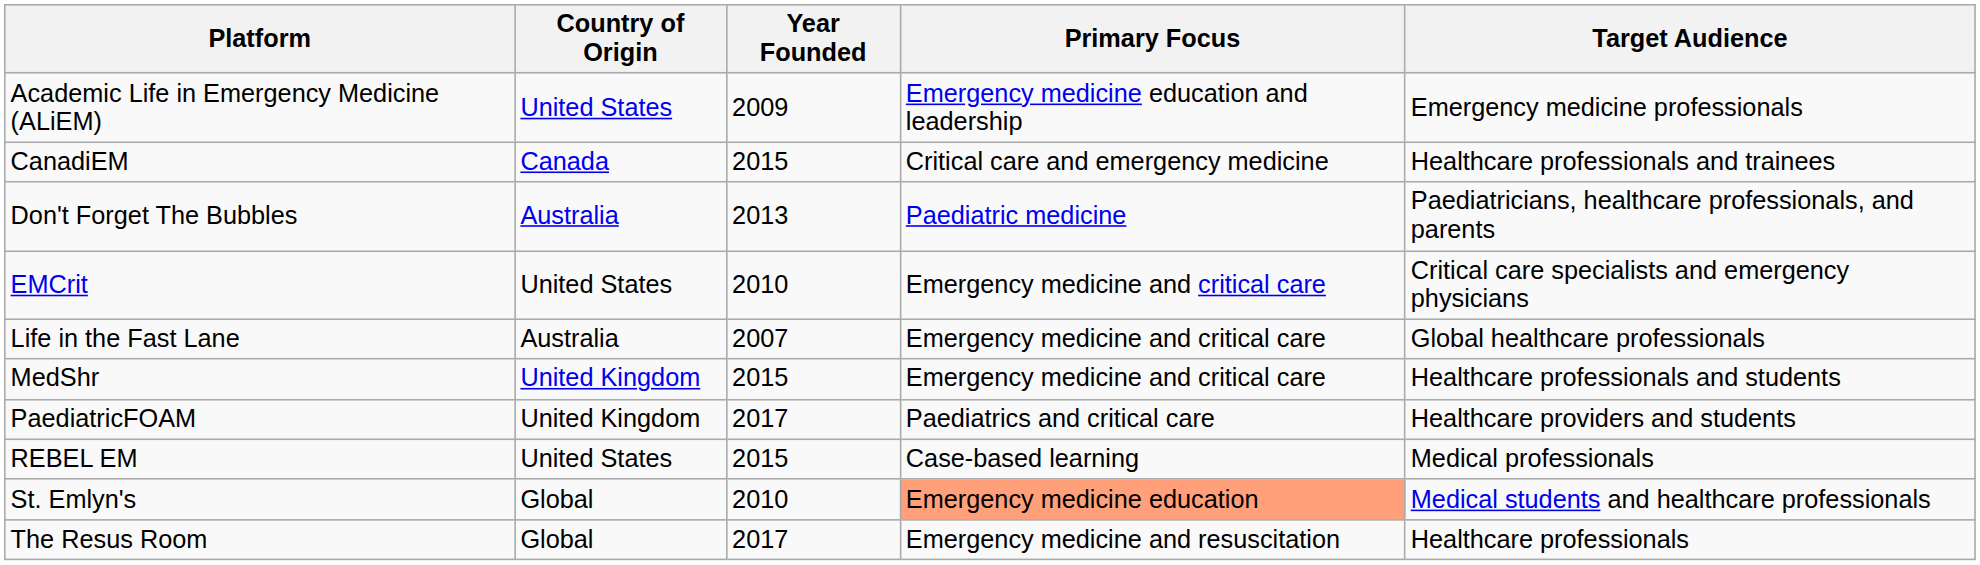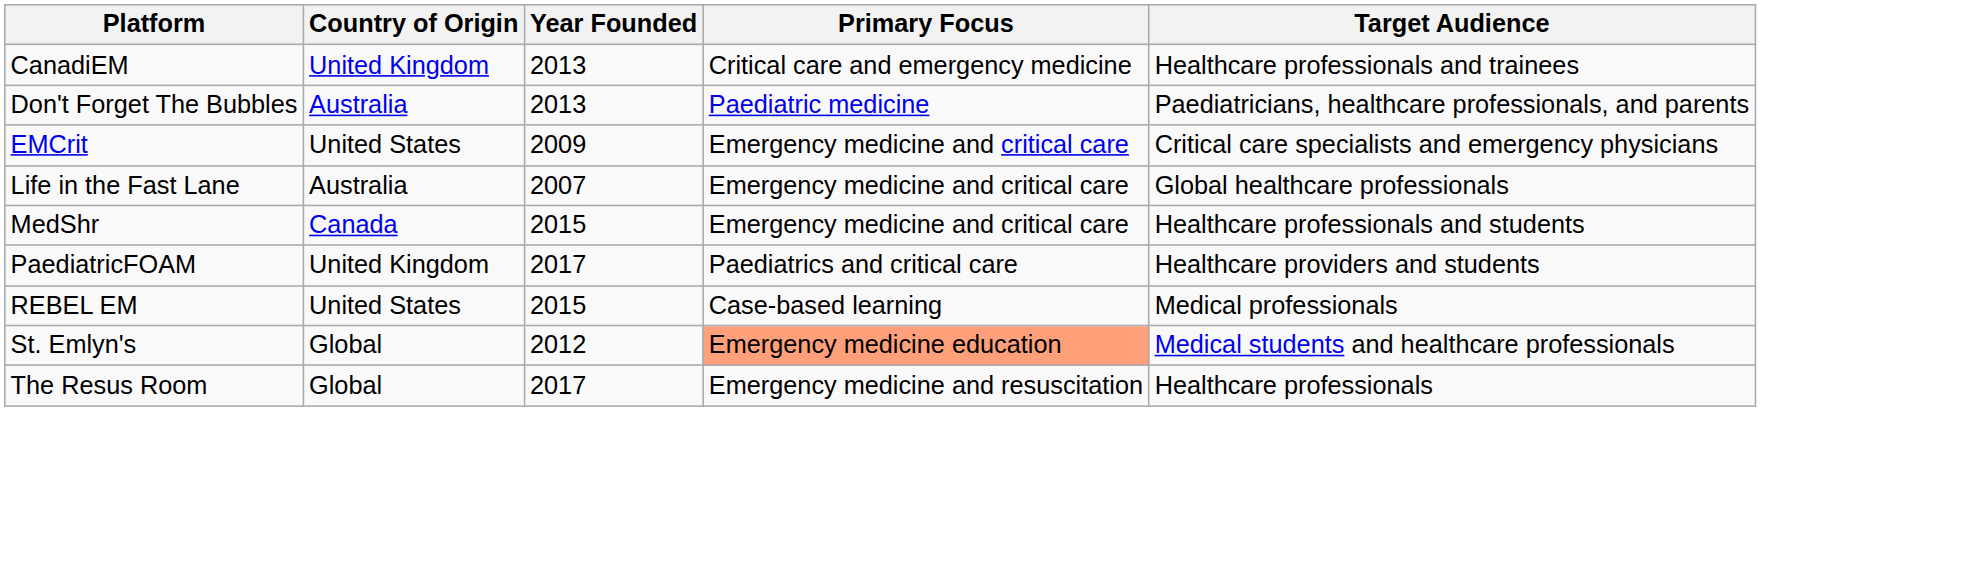- row: (225, 107)
(565, 161) Canada -> (399, 64) United Kingdom
(760, 161) 2015 -> (558, 64) 2013
(760, 284) 2010 -> (558, 144) 2009
(610, 378) United Kingdom -> (353, 225) Canada
(760, 499) 2010 -> (558, 345) 2012
